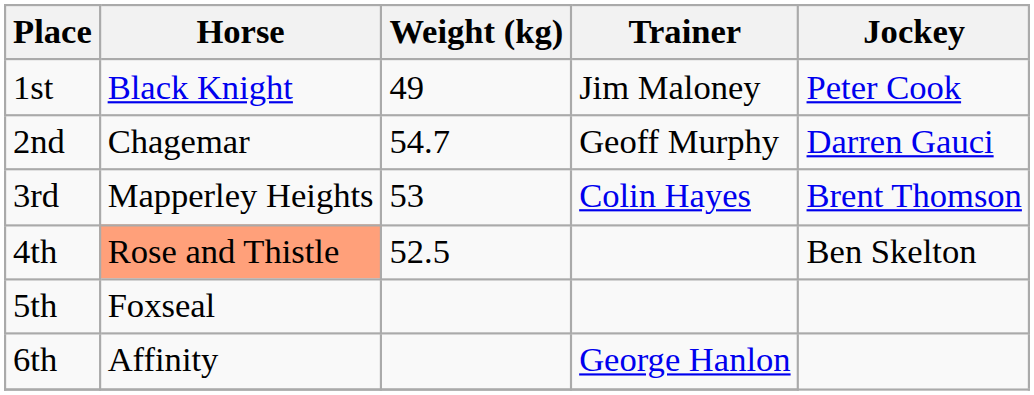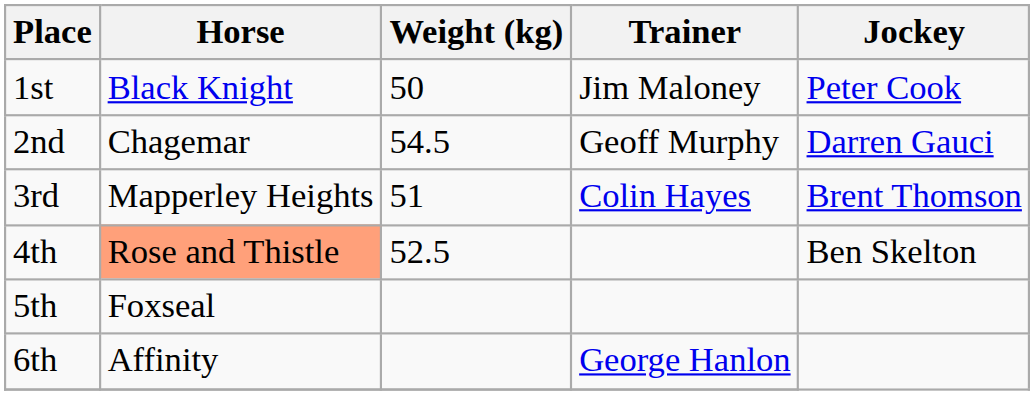(407, 86) 49 -> (407, 86) 50
(420, 141) 54.7 -> (420, 141) 54.5
(407, 196) 53 -> (407, 196) 51
